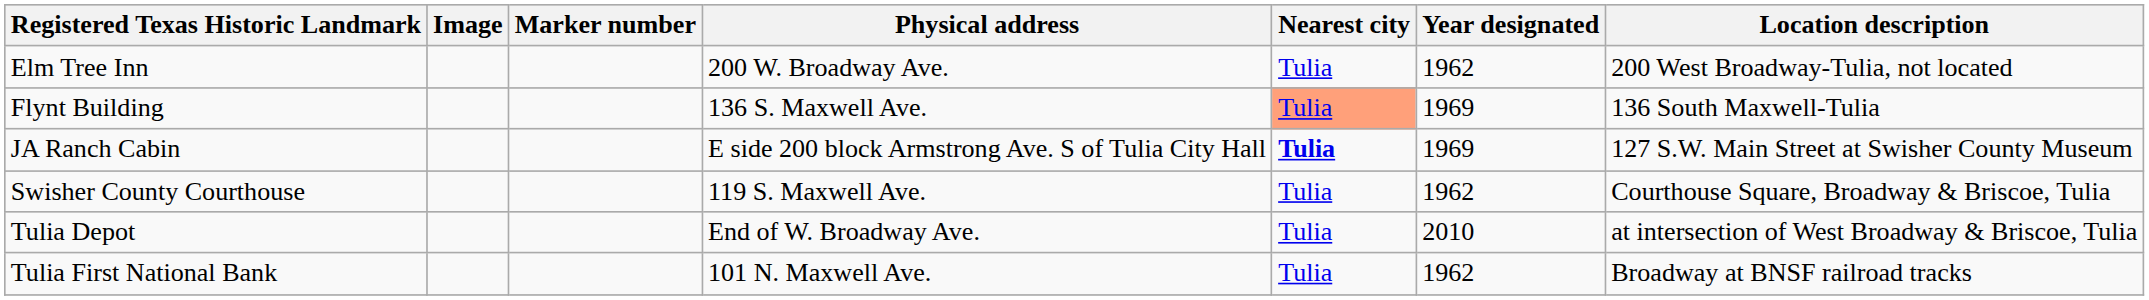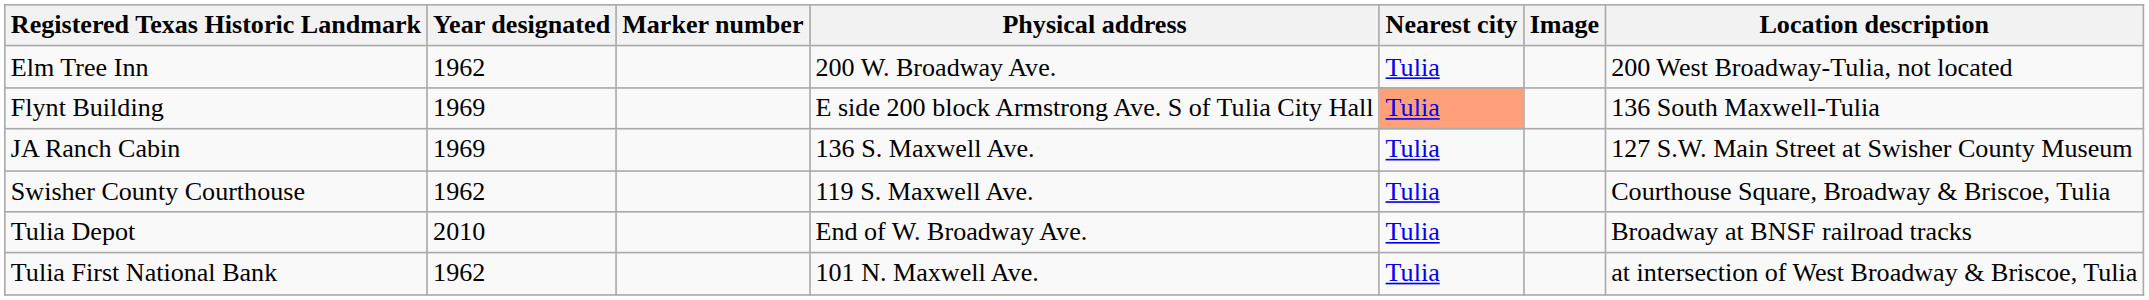columns swapped: (468, 25) <-> (1511, 25)
(818, 107) 136 S. Maxwell Ave. -> (1095, 107) E side 200 block Armstrong Ave. S of Tulia City Hall
(987, 149) E side 200 block Armstrong Ave. S of Tulia City Hall -> (925, 149) 136 S. Maxwell Ave.
(1307, 149) bold -> (1413, 149) normal
(1874, 231) at intersection of West Broadway & Briscoe, Tulia -> (1792, 231) Broadway at BNSF railroad tracks
(1792, 273) Broadway at BNSF railroad tracks -> (1874, 273) at intersection of West Broadway & Briscoe, Tulia
